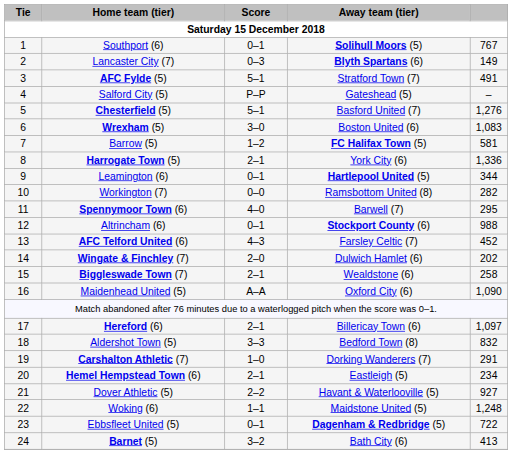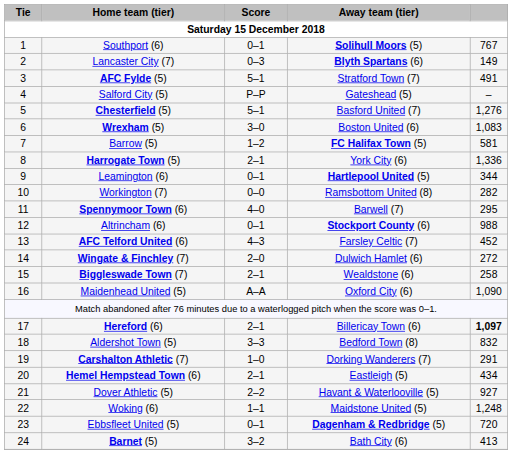(489, 259) 202 -> (489, 259) 272
(489, 327) normal -> (489, 327) bold
(489, 376) 234 -> (489, 376) 434
(489, 425) 722 -> (489, 425) 720
